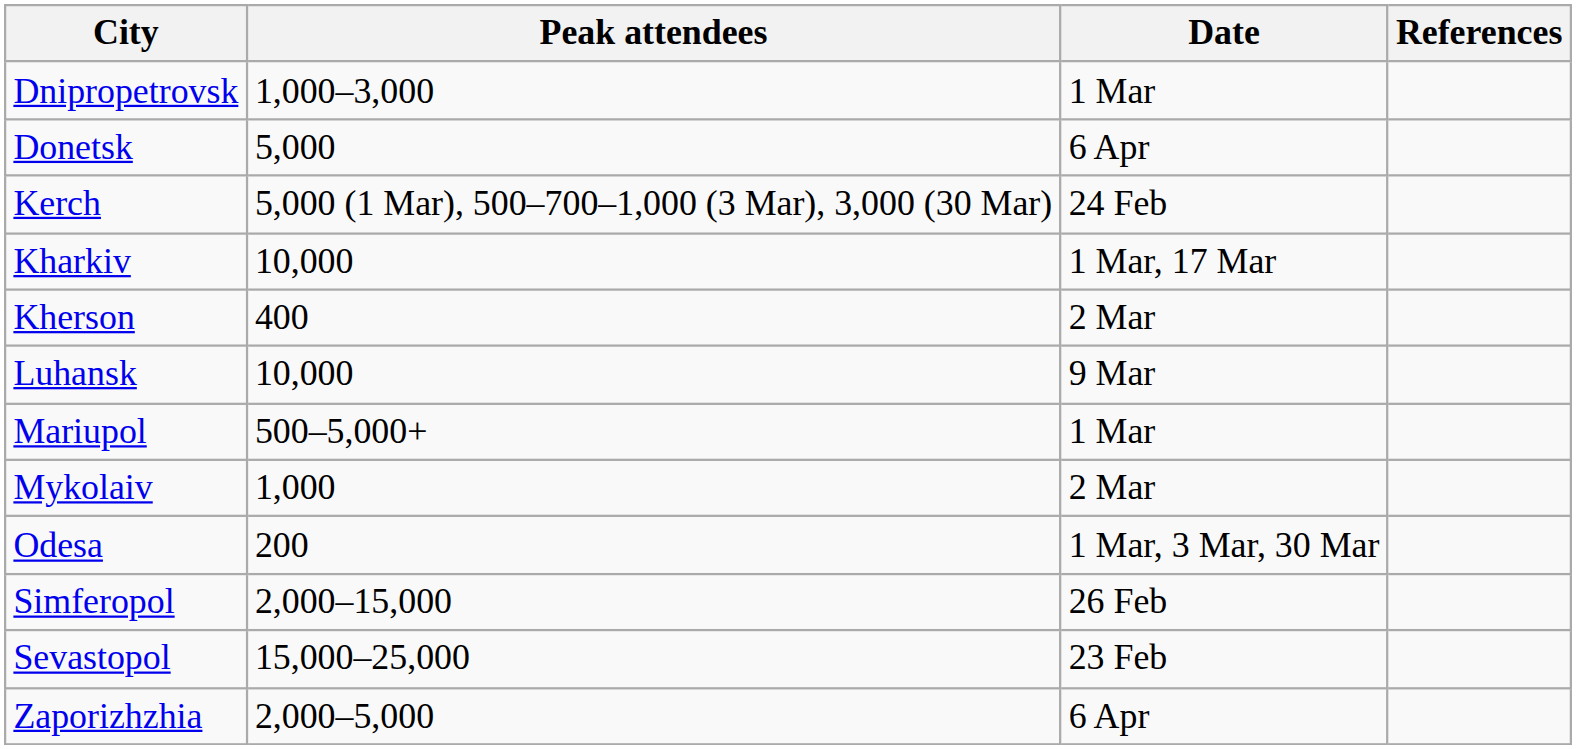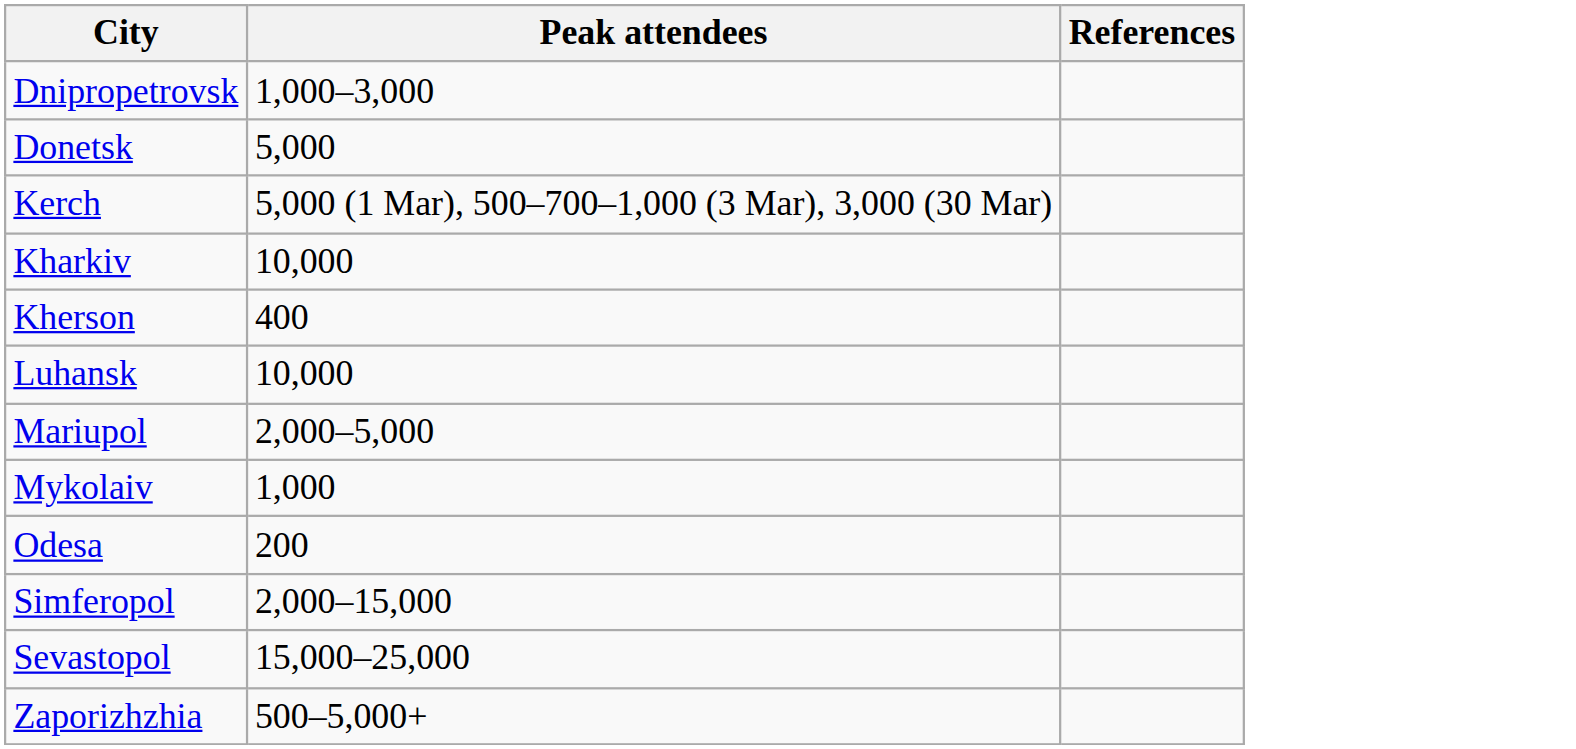- column: (1224, 32)
(341, 430) 500–5,000+ -> (344, 430) 2,000–5,000
(344, 714) 2,000–5,000 -> (341, 714) 500–5,000+
